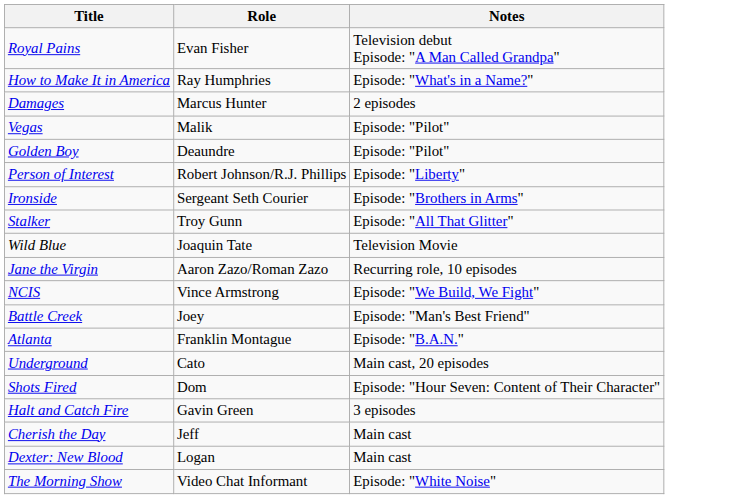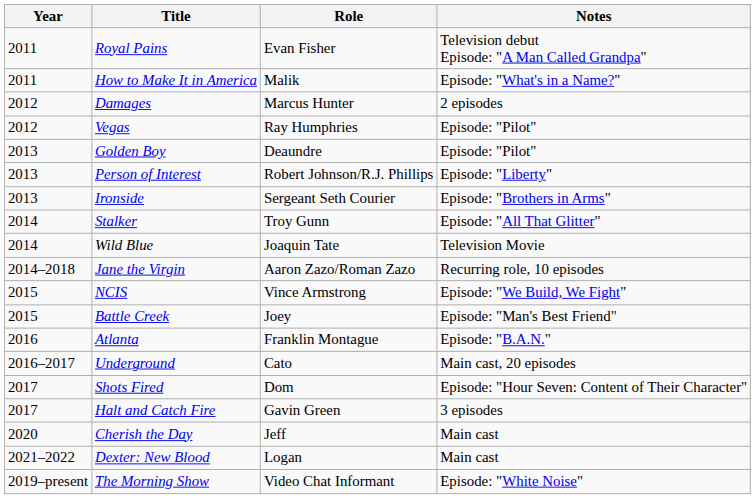+ column: (48, 16)
(224, 80) Ray Humphries -> (282, 80) Malik
(195, 127) Malik -> (311, 127) Ray Humphries
